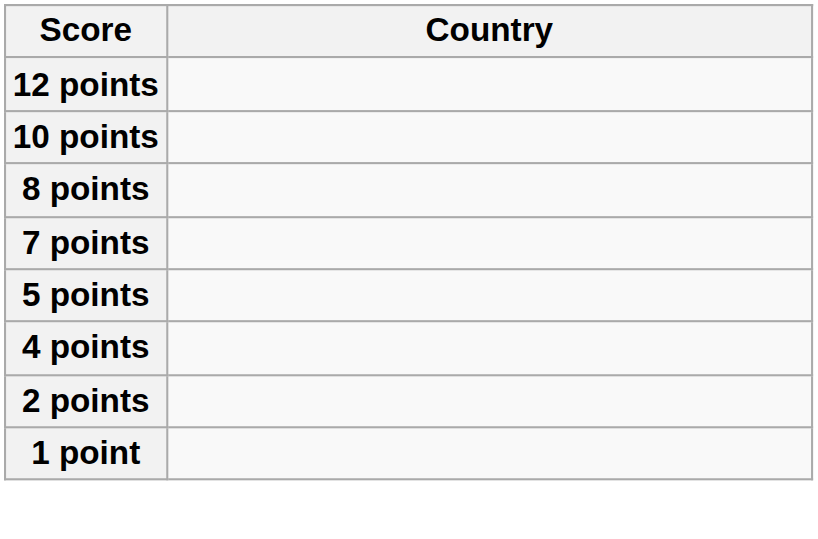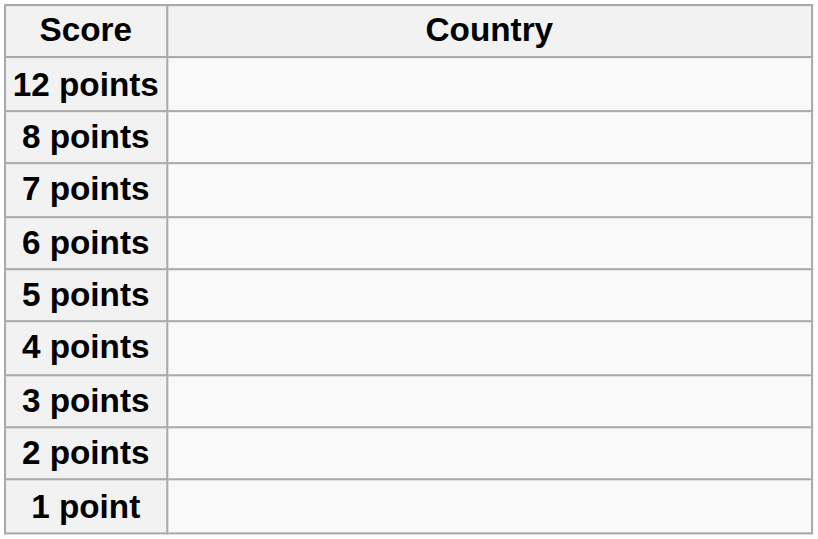- row: (86, 136)
+ row: (86, 242)
+ row: (86, 400)
